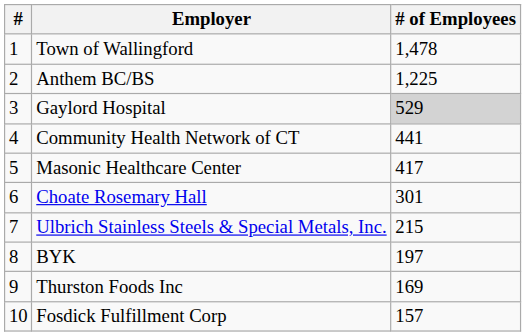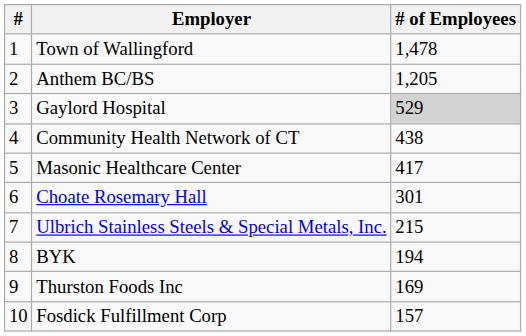(416, 78) 1,225 -> (416, 78) 1,205
(409, 138) 441 -> (409, 138) 438
(409, 256) 197 -> (409, 256) 194
